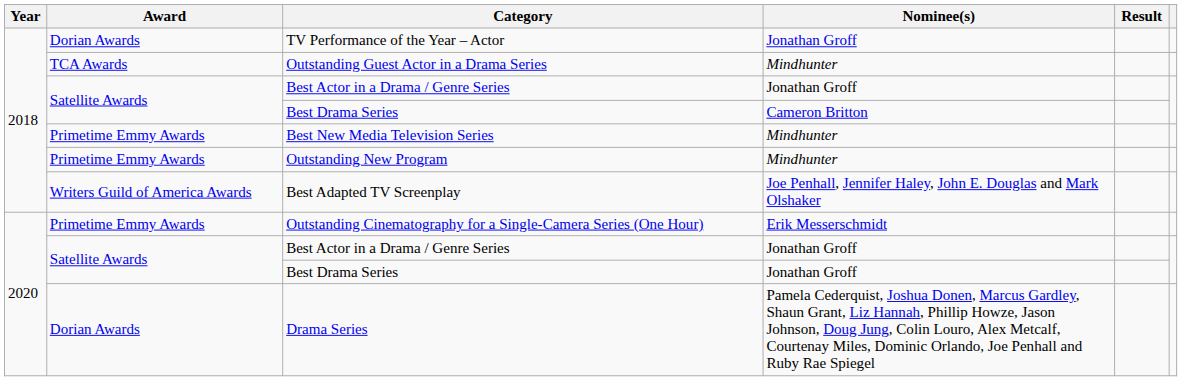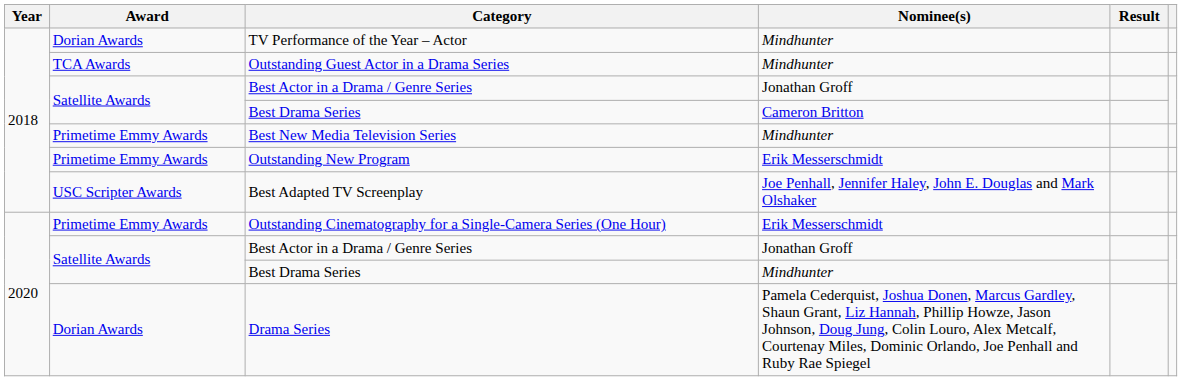(812, 40) Jonathan Groff -> (798, 40) Mindhunter
(802, 159) Mindhunter -> (822, 159) Erik Messerschmidt
(151, 191) Writers Guild of America Awards -> (117, 191) USC Scripter Awards
(812, 271) Jonathan Groff -> (798, 271) Mindhunter
